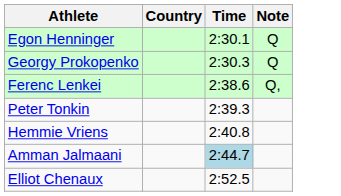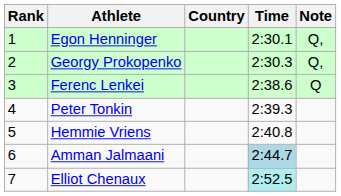+ column: (26, 16)
(273, 39) Q -> (316, 39) Q,
(273, 62) Q -> (316, 62) Q,
(273, 86) Q, -> (316, 86) Q
(229, 179) no background -> (272, 179) paleturquoise background
